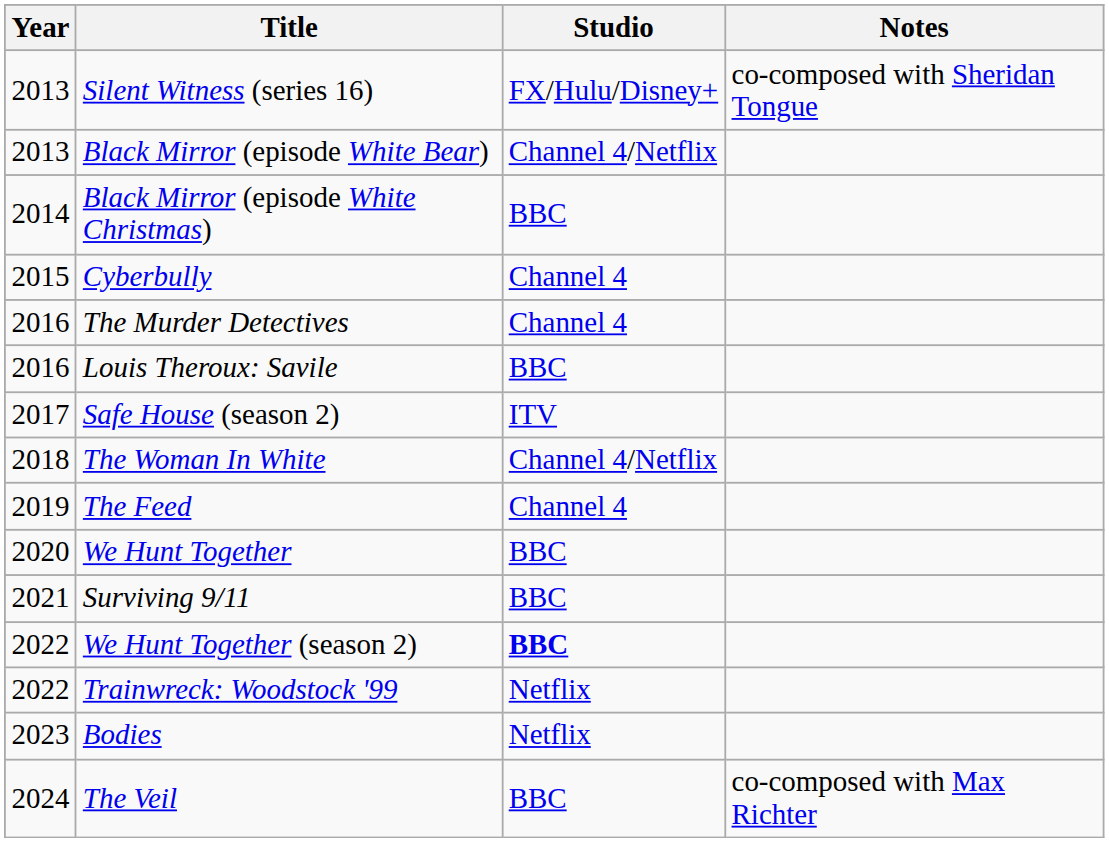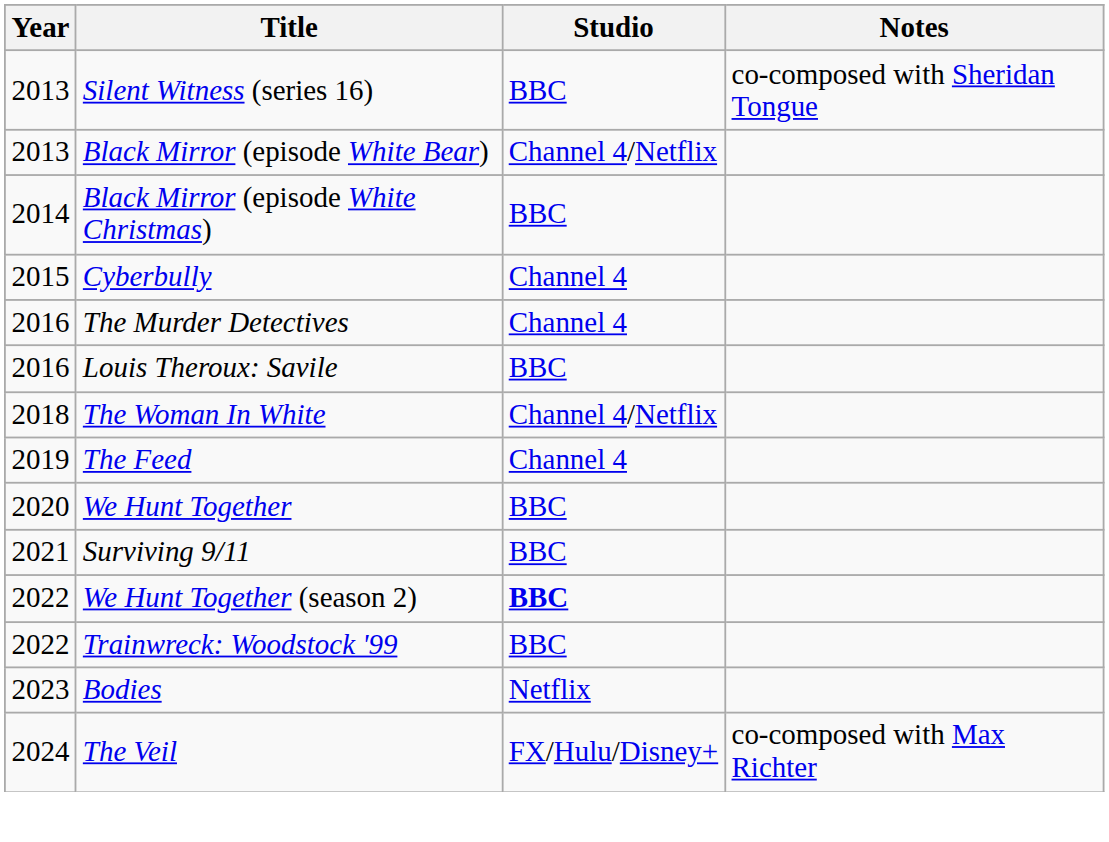(613, 89) FX/Hulu/Disney+ -> (538, 89) BBC
- row: (211, 414)
(550, 689) Netflix -> (538, 643) BBC
(538, 797) BBC -> (613, 751) FX/Hulu/Disney+
